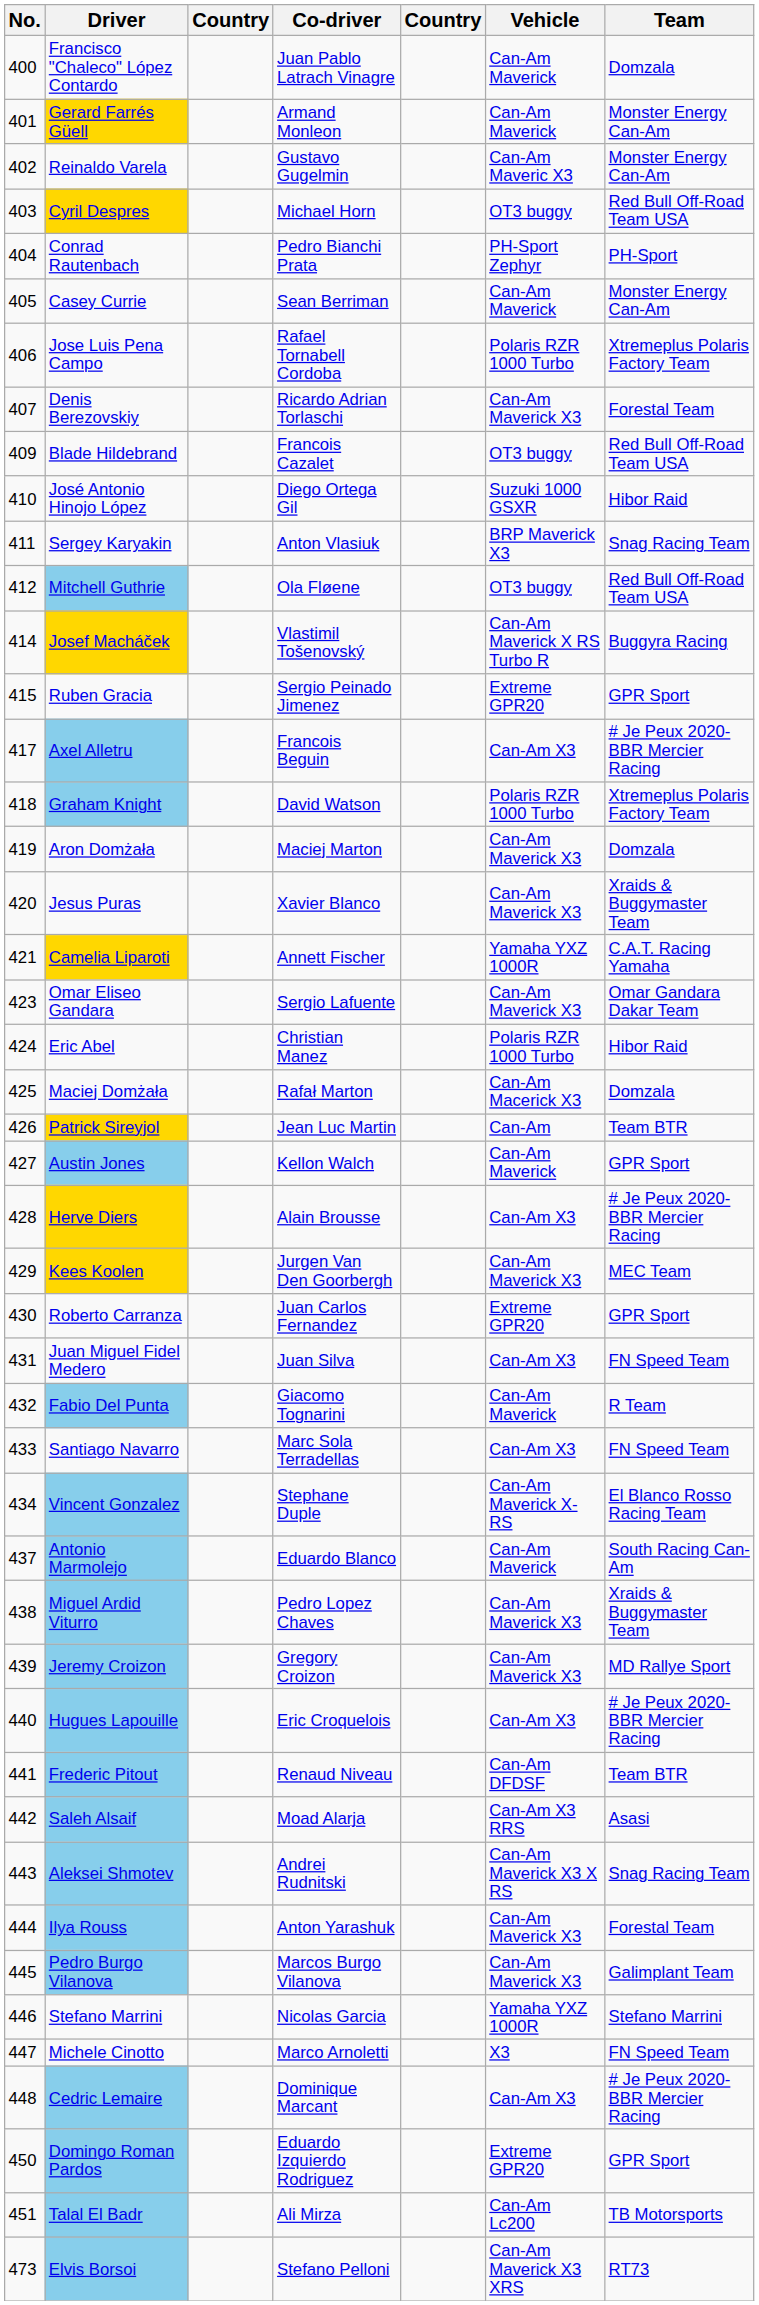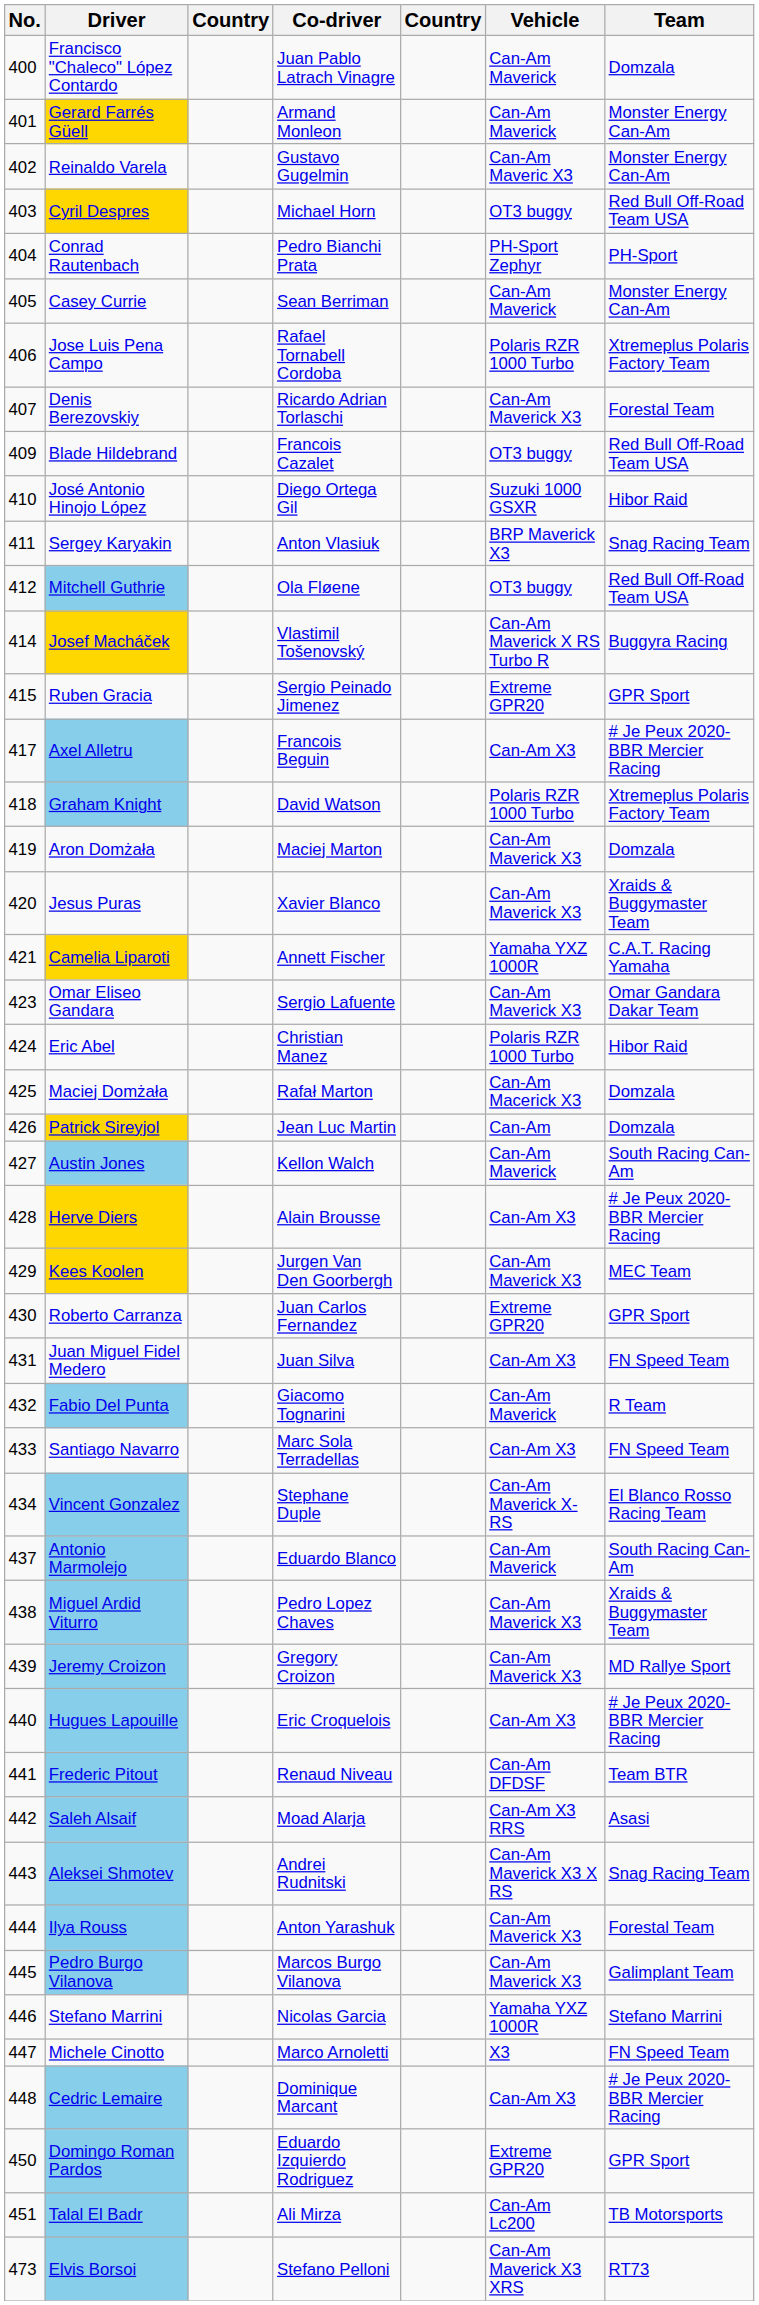(648, 1127) Team BTR -> (642, 1127) Domzala
(649, 1163) GPR Sport -> (679, 1163) South Racing Can-Am
